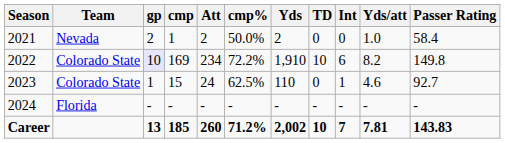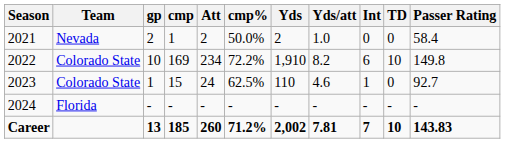columns swapped: (322, 15) <-> (385, 15)
(154, 60) lavender background -> (154, 60) no background
